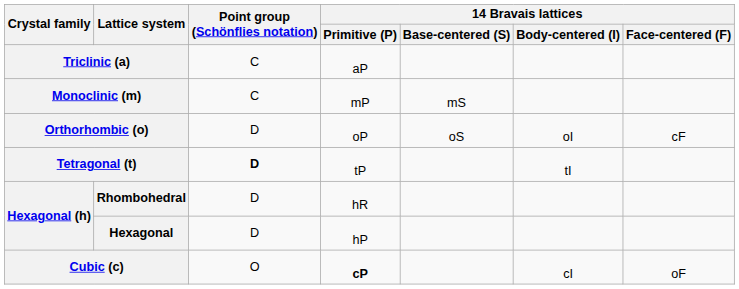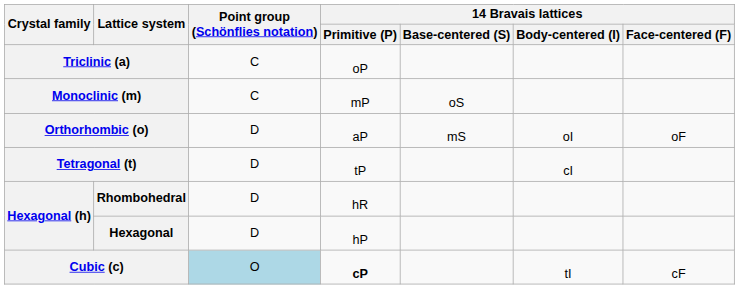(360, 68) aP -> (360, 68) oP
(457, 103) mS -> (457, 103) oS
(360, 137) oP -> (360, 137) aP
(457, 137) oS -> (457, 137) mS
(679, 137) cF -> (679, 137) oF
(255, 164) bold -> (255, 164) normal
(568, 171) tI -> (568, 171) cI
(255, 267) no background -> (255, 267) lightblue background
(568, 274) cI -> (568, 274) tI
(679, 274) oF -> (679, 274) cF
